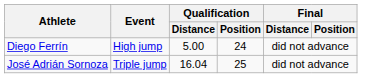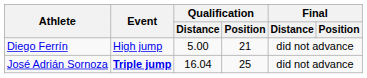(240, 47) 24 -> (245, 47) 21
(140, 64) normal -> (142, 64) bold
